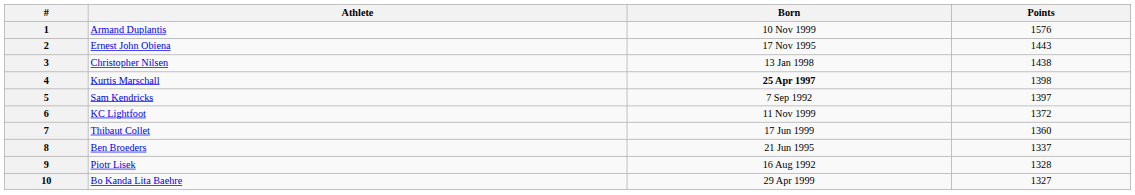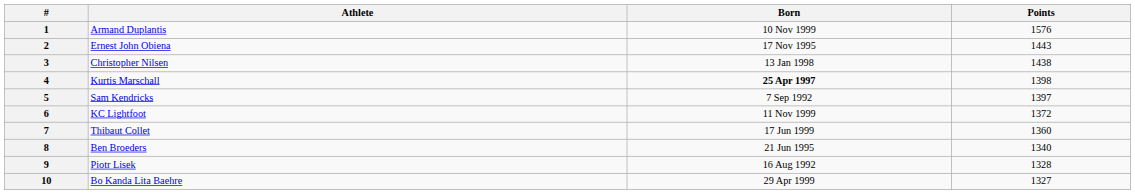(1041, 148) 1337 -> (1041, 148) 1340
